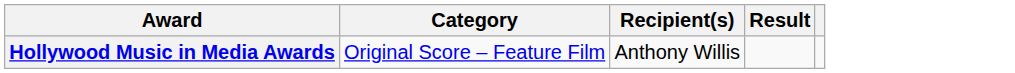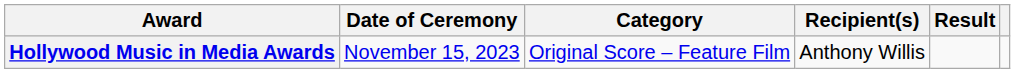+ column: (432, 20)
